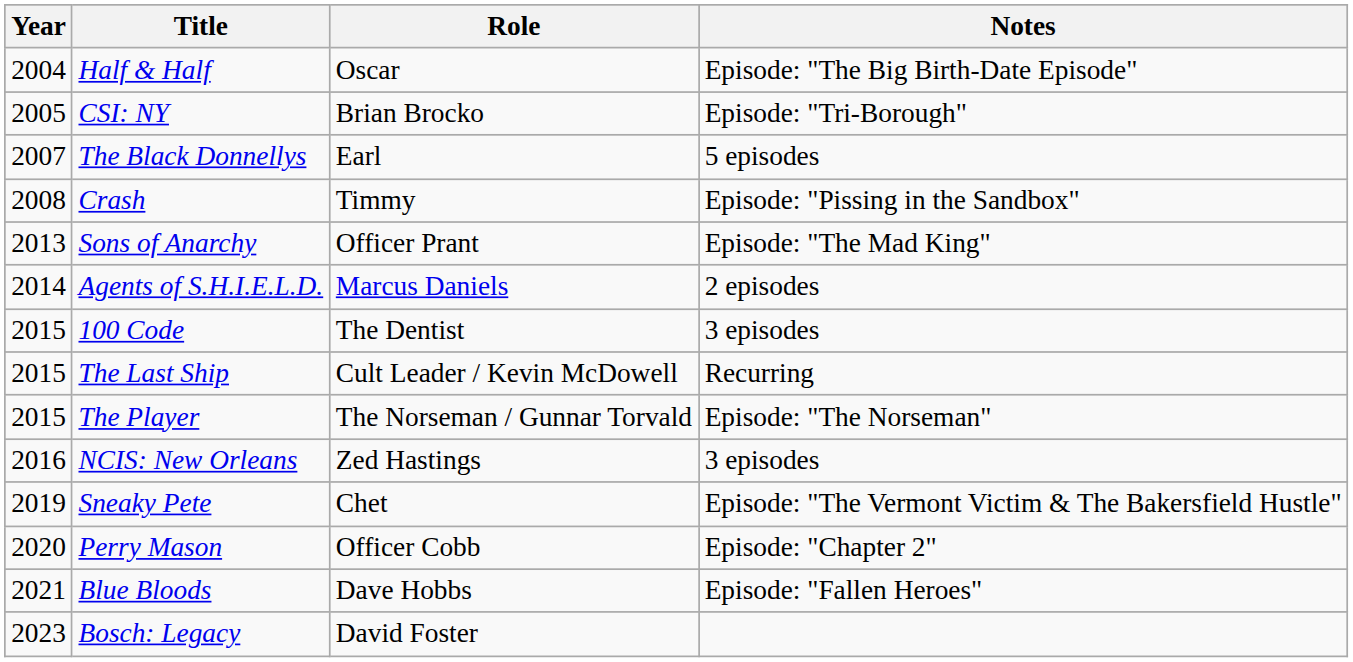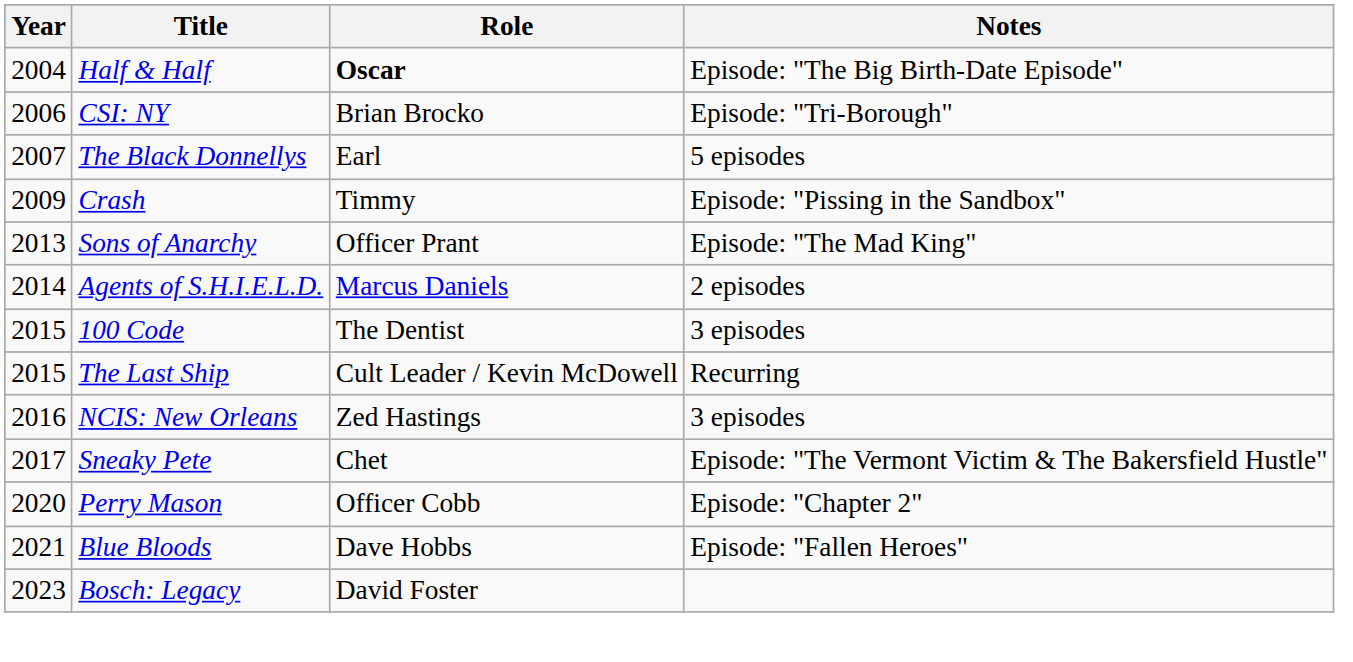(368, 69) normal -> (371, 69) bold
(39, 112) 2005 -> (39, 112) 2006
(39, 199) 2008 -> (39, 199) 2009
- row: (139, 416)
(39, 503) 2019 -> (39, 460) 2017
